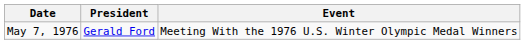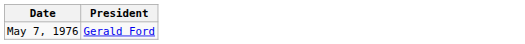- column: (339, 13)
